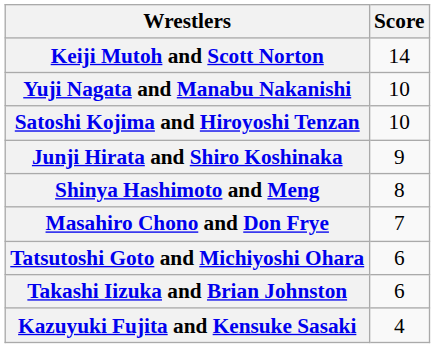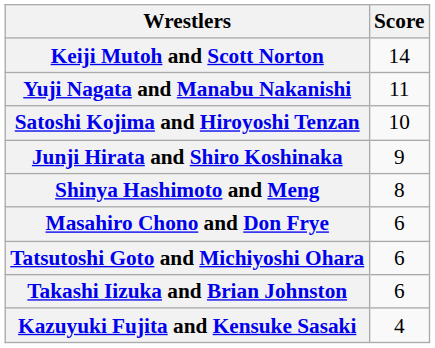(399, 88) 10 -> (399, 88) 11
(399, 223) 7 -> (399, 223) 6
